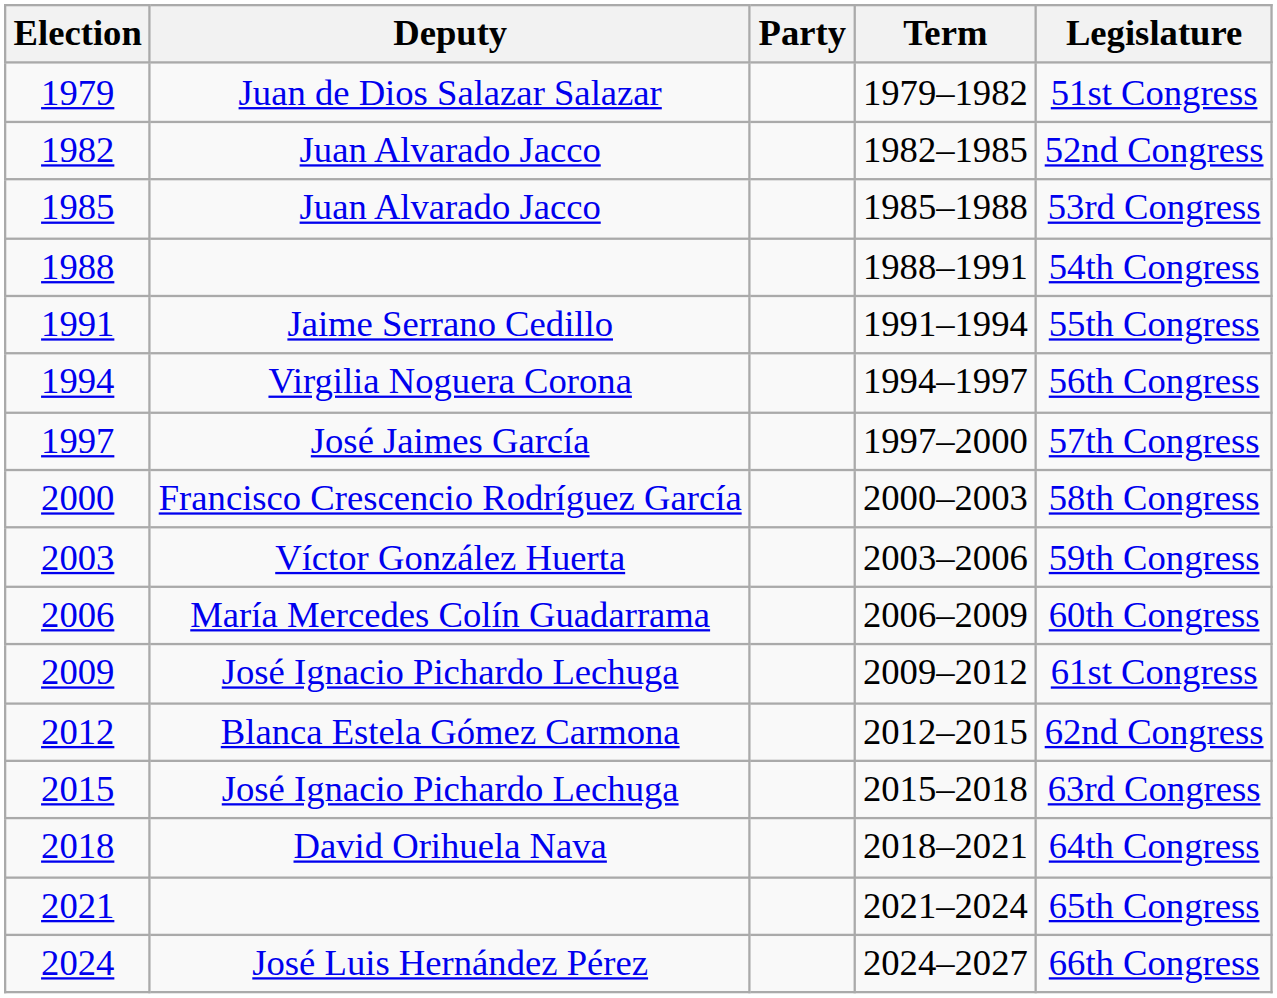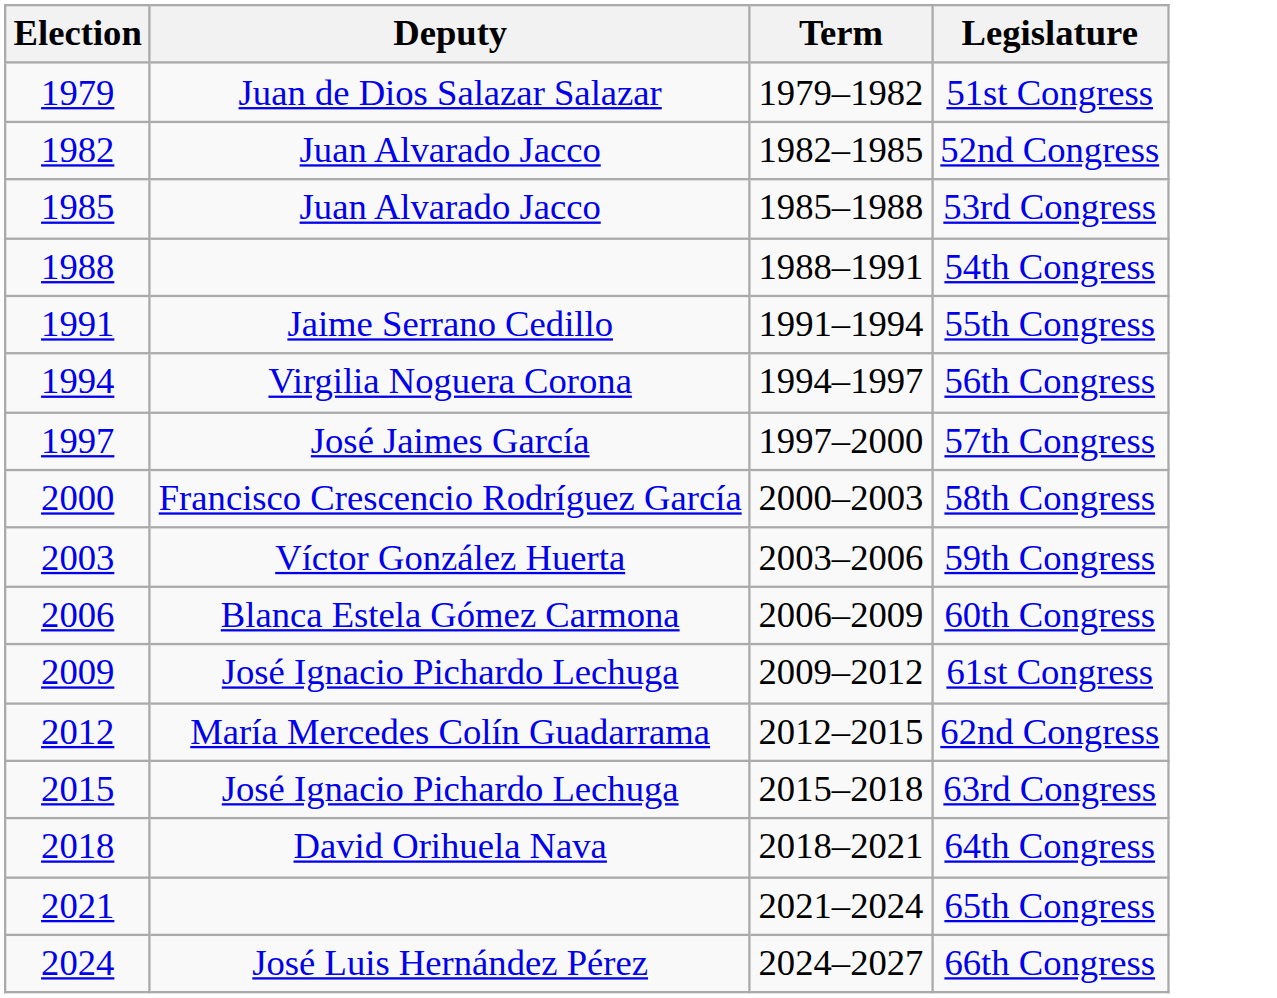- column: (802, 33)
(450, 614) María Mercedes Colín Guadarrama -> (450, 614) Blanca Estela Gómez Carmona
(450, 730) Blanca Estela Gómez Carmona -> (450, 730) María Mercedes Colín Guadarrama
